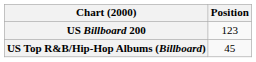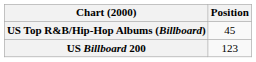rows swapped: (106, 30) <-> (106, 48)
